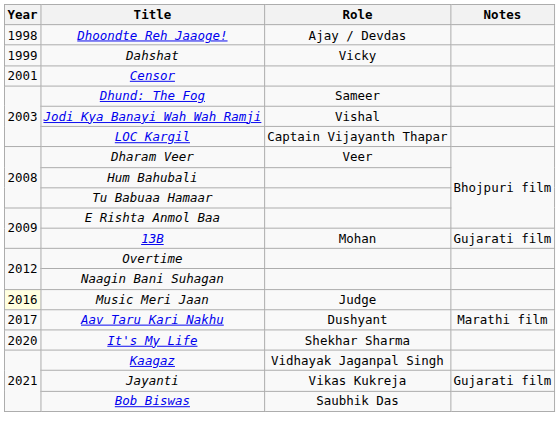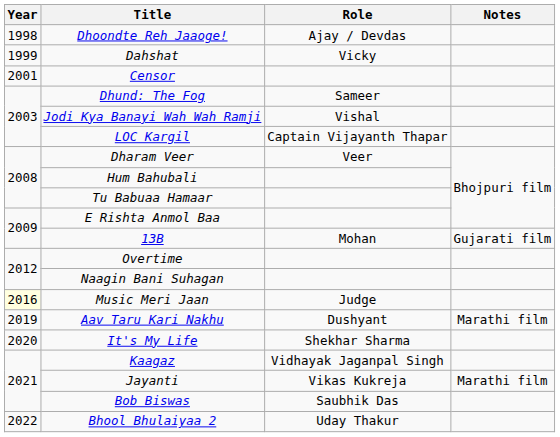(22, 320) 2017 -> (22, 320) 2019
(502, 381) Gujarati film -> (502, 381) Marathi film
+ row: (152, 421)
